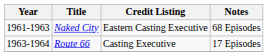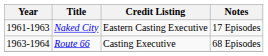(236, 28) 68 Episodes -> (236, 28) 17 Episodes
(236, 43) 17 Episodes -> (236, 43) 68 Episodes
